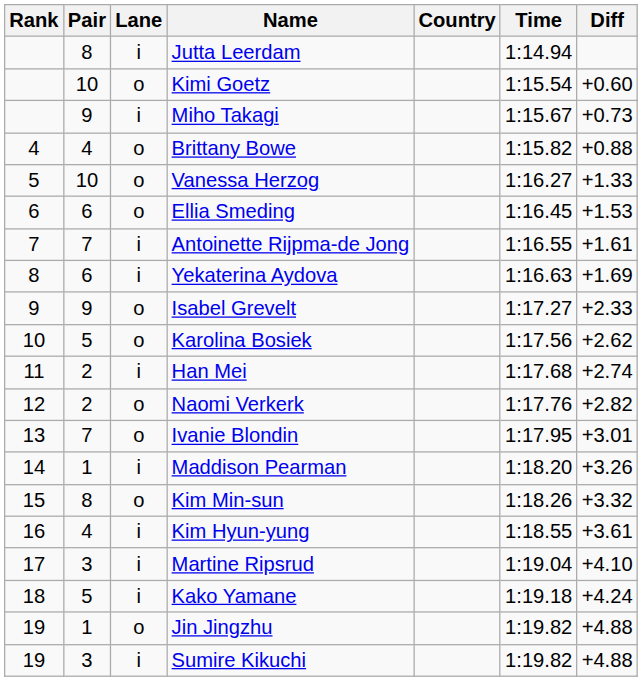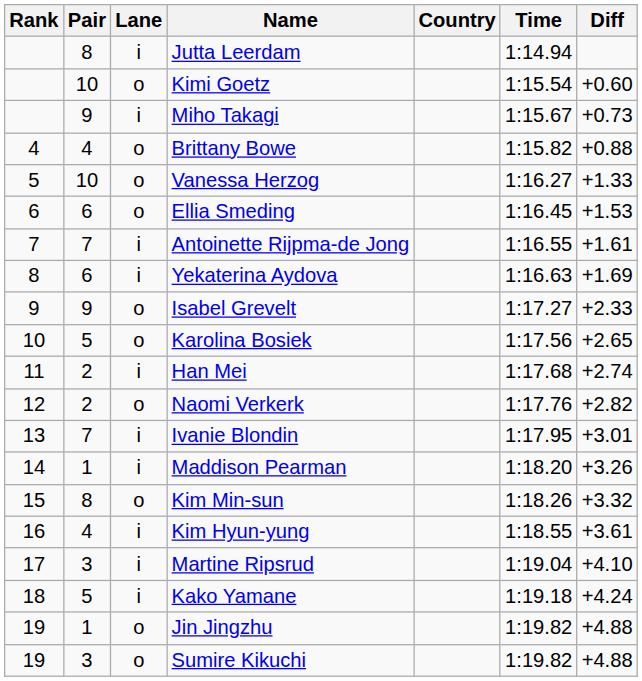(607, 340) +2.62 -> (607, 340) +2.65
(139, 436) o -> (139, 436) i
(139, 659) i -> (139, 659) o
